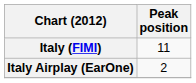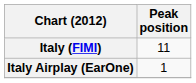(164, 68) 2 -> (164, 68) 1
